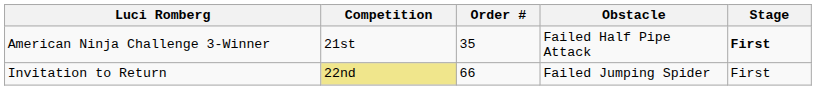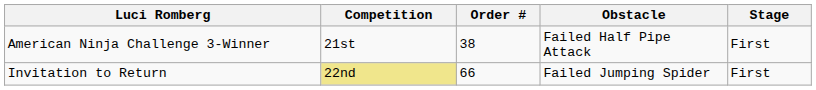(467, 45) 35 -> (467, 45) 38
(750, 45) bold -> (750, 45) normal
